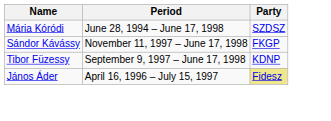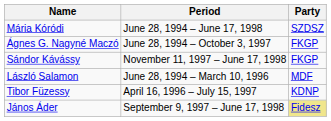+ row: (63, 44)
+ row: (42, 76)
(165, 60) September 9, 1997 – June 17, 1998 -> (190, 92) April 16, 1996 – July 15, 1997
(151, 76) April 16, 1996 – July 15, 1997 -> (204, 108) September 9, 1997 – June 17, 1998
